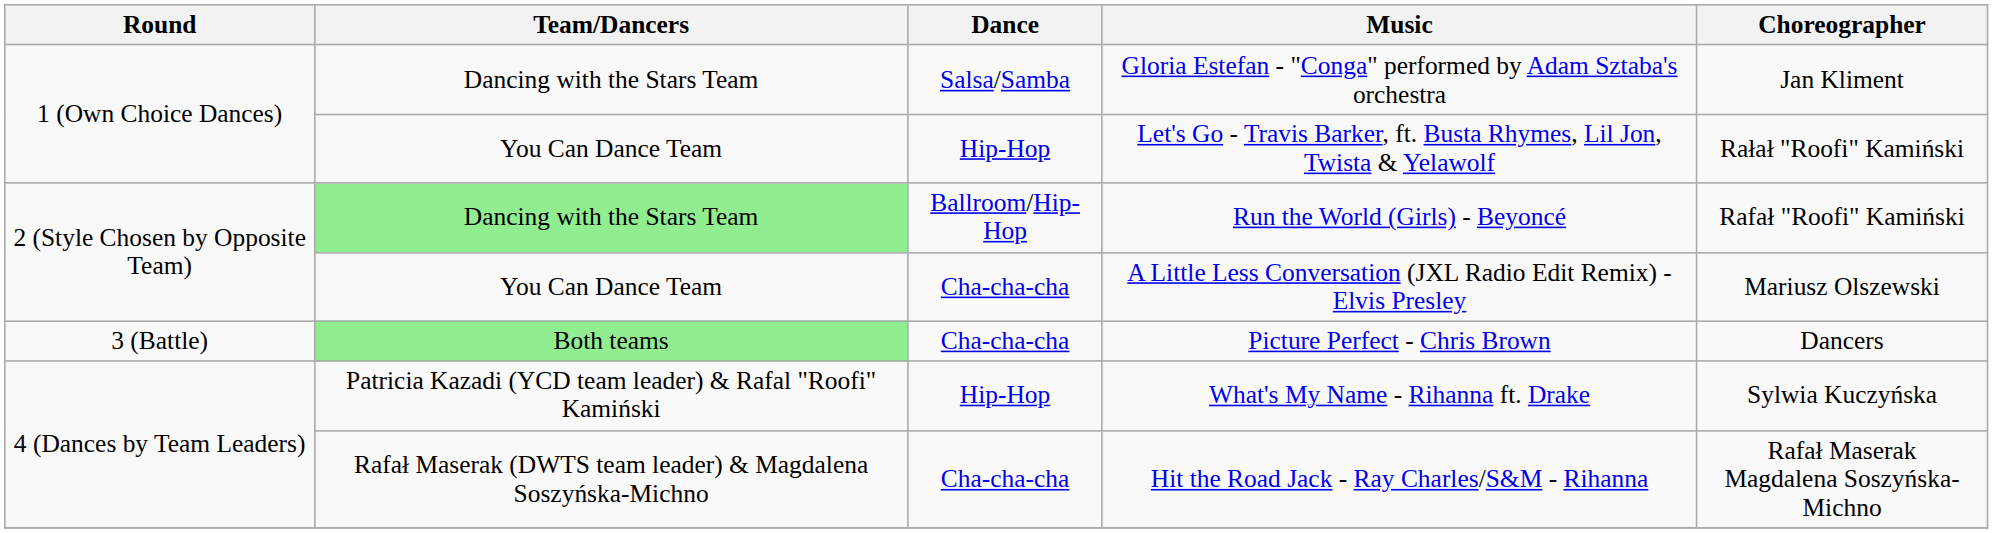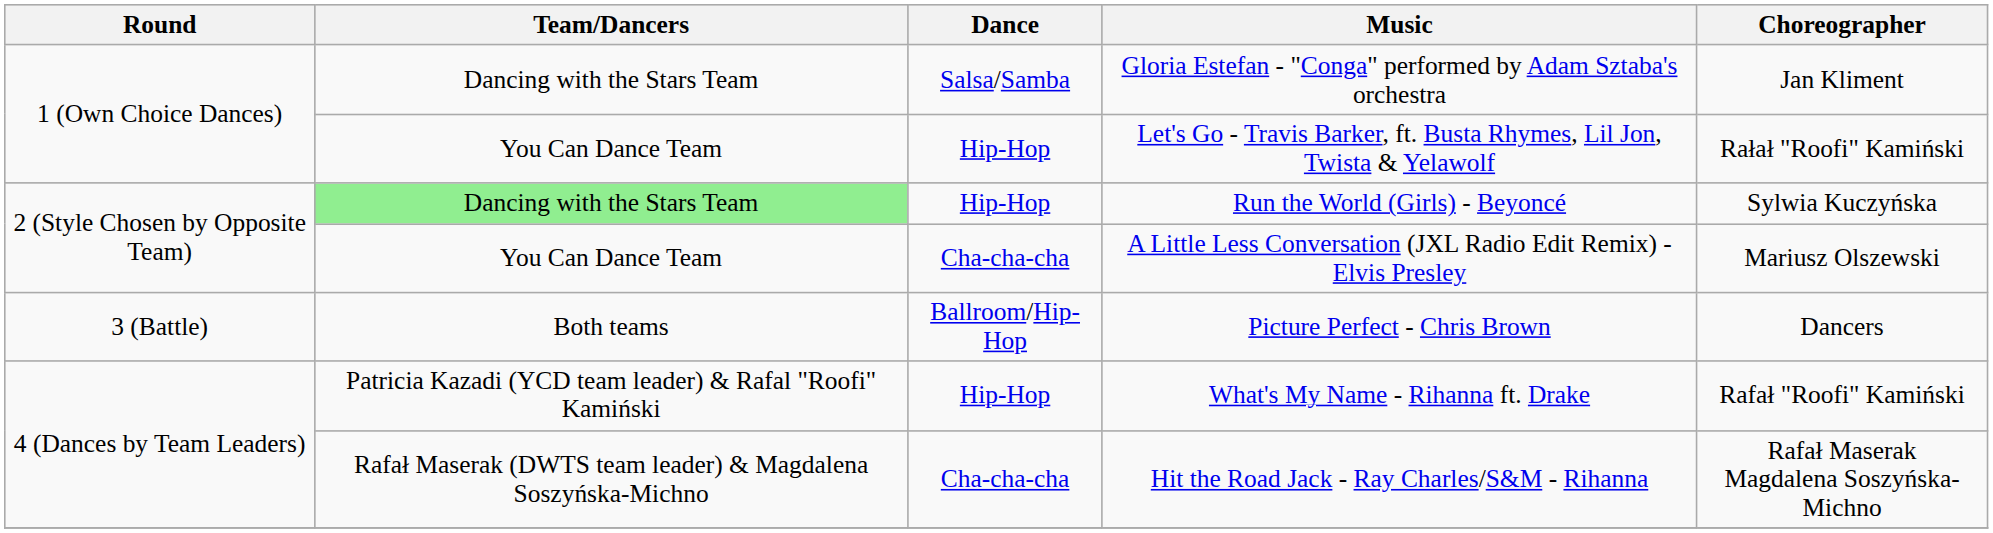(1005, 217) Ballroom/Hip-Hop -> (1005, 202) Hip-Hop
(1842, 217) Rafał "Roofi" Kamiński -> (1842, 202) Sylwia Kuczyńska
(611, 340) lightgreen background -> (611, 326) no background
(1005, 340) Cha-cha-cha -> (1005, 326) Ballroom/Hip-Hop
(1842, 395) Sylwia Kuczyńska -> (1842, 395) Rafał "Roofi" Kamiński
